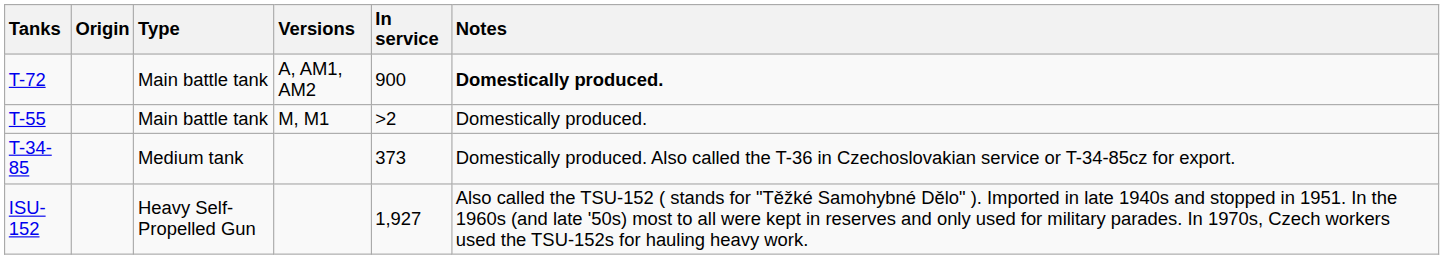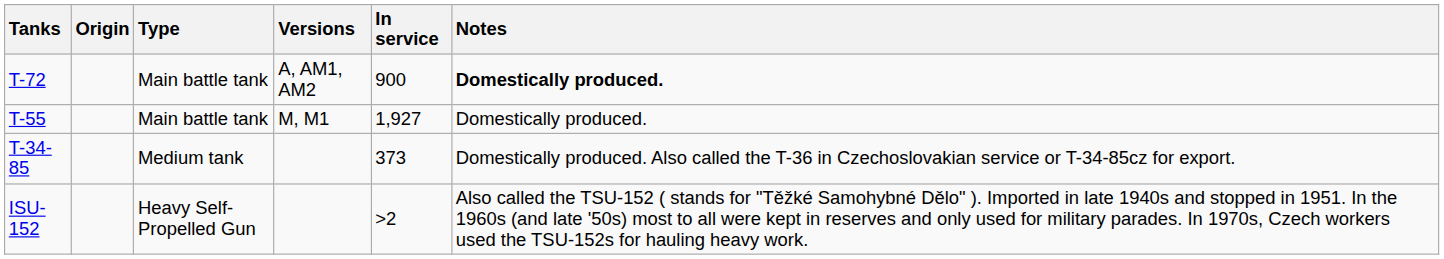(386, 118) >2 -> (398, 118) 1,927
(398, 218) 1,927 -> (386, 218) >2
